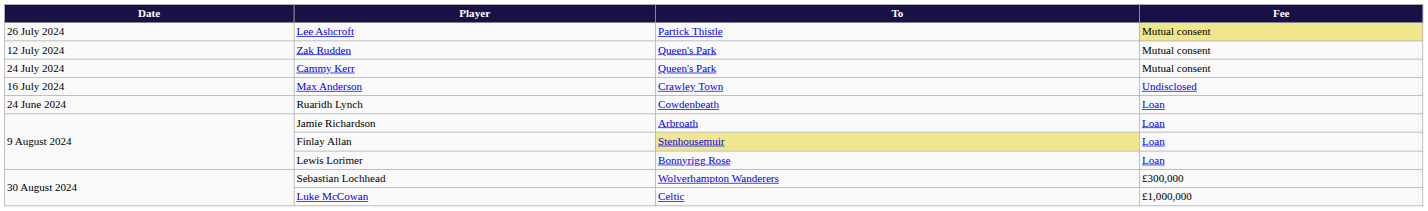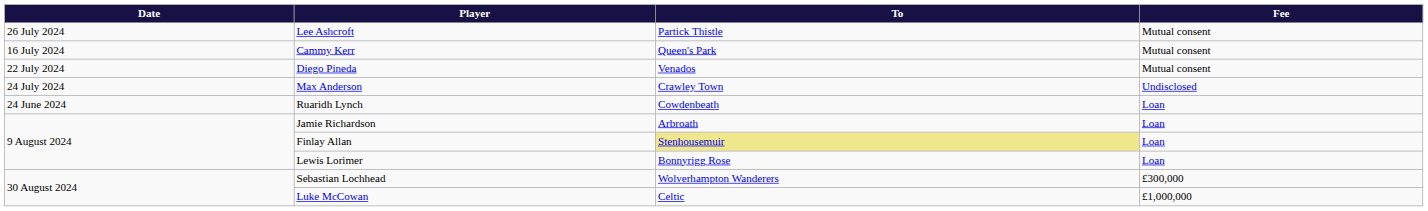(1176, 32) khaki background -> (1176, 32) no background
- row: (324, 50)
(36, 68) 24 July 2024 -> (36, 50) 16 July 2024
+ row: (326, 68)
(36, 87) 16 July 2024 -> (36, 87) 24 July 2024
